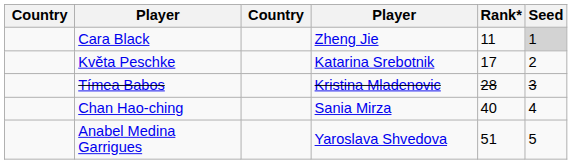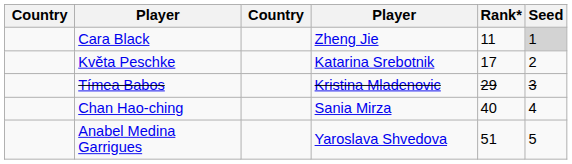(489, 85) 28 -> (489, 85) 29
